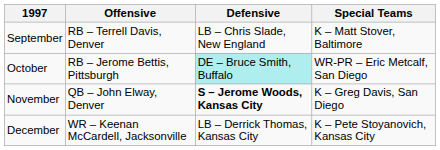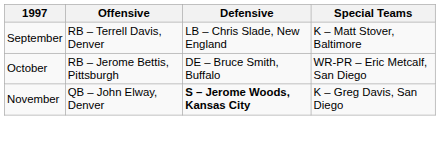(244, 68) paleturquoise background -> (232, 68) no background
- row: (33, 130)
